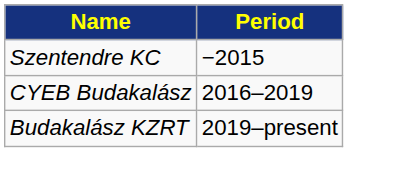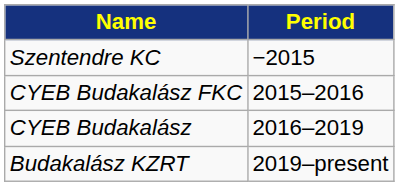+ row: (126, 92)
